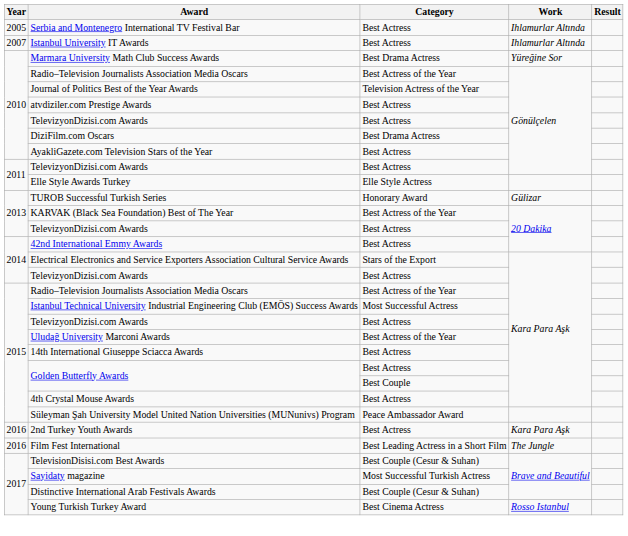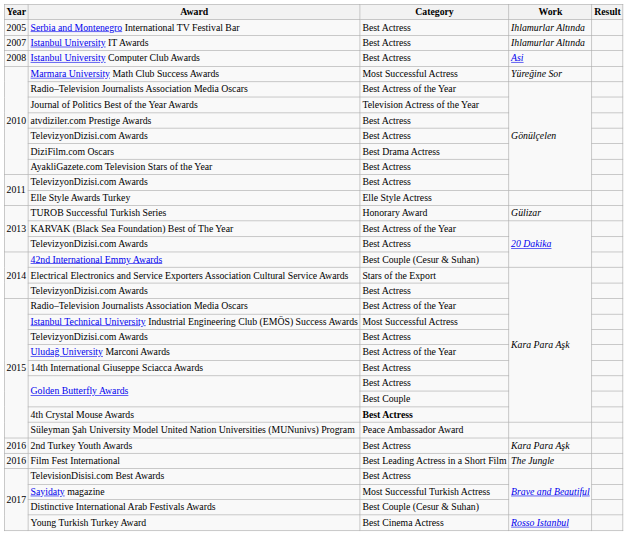+ row: (16, 58)
(401, 58) Best Drama Actress -> (410, 74) Most Successful Actress
(387, 244) Best Actress -> (421, 259) Best Couple (Cesur & Suhan)
(387, 399) normal -> (388, 414) bold
(421, 461) Best Couple (Cesur & Suhan) -> (387, 476) Best Actress
